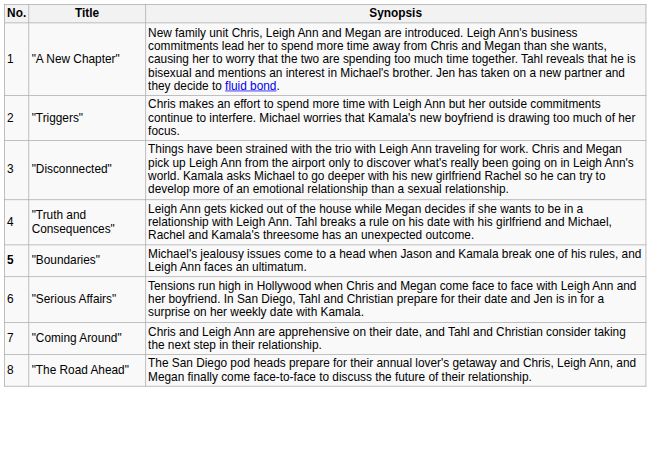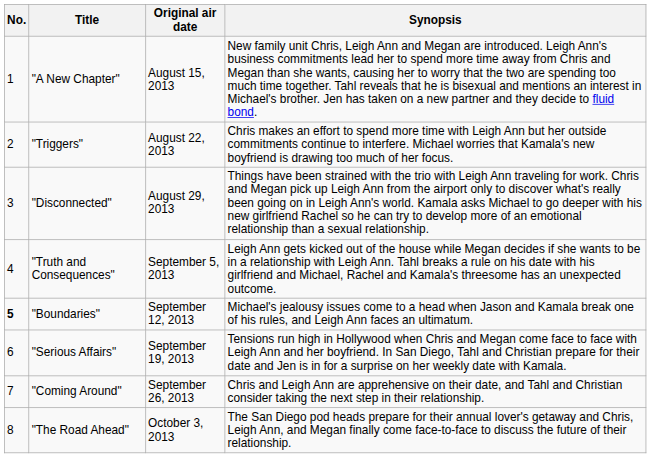+ column: (185, 20)
